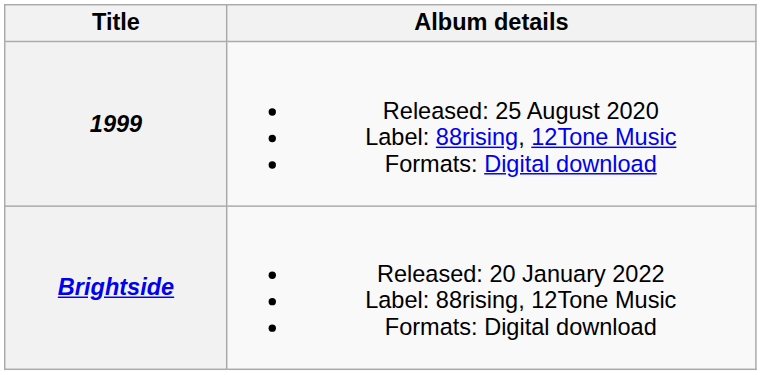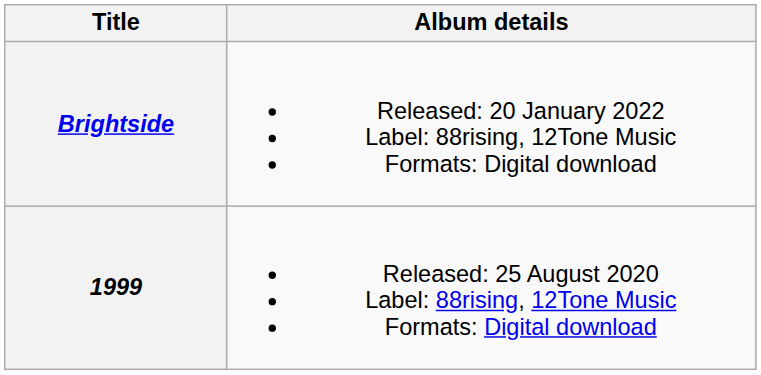rows swapped: (116, 123) <-> (116, 287)
